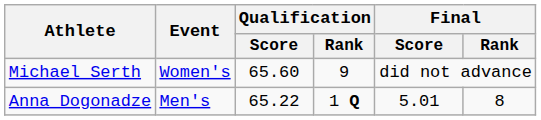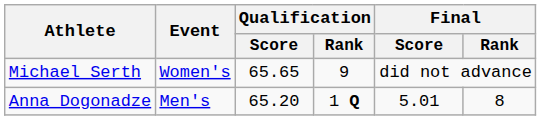(274, 72) 65.60 -> (274, 72) 65.65
(274, 101) 65.22 -> (274, 101) 65.20
